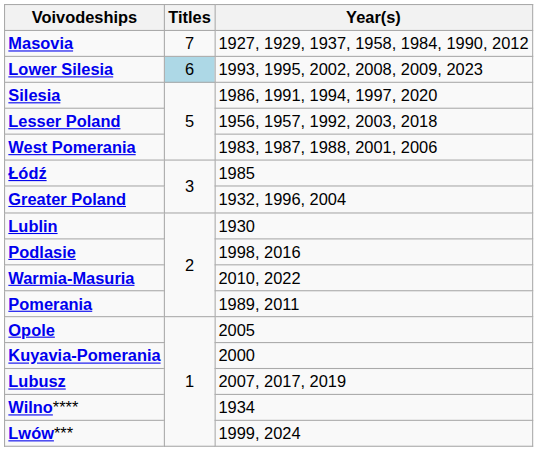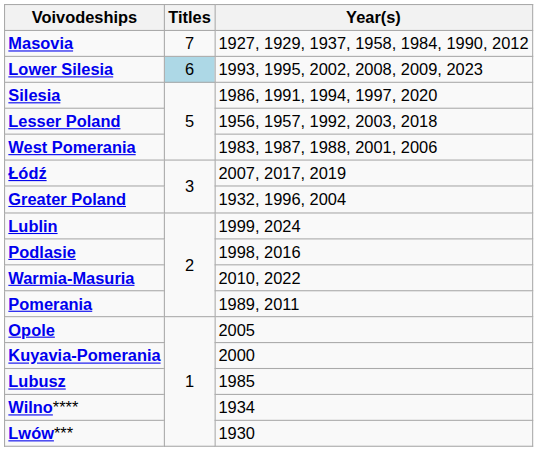(237, 174) 1985 -> (282, 174) 2007, 2017, 2019
(237, 226) 1930 -> (259, 226) 1999, 2024
(282, 382) 2007, 2017, 2019 -> (237, 382) 1985
(259, 434) 1999, 2024 -> (237, 434) 1930
